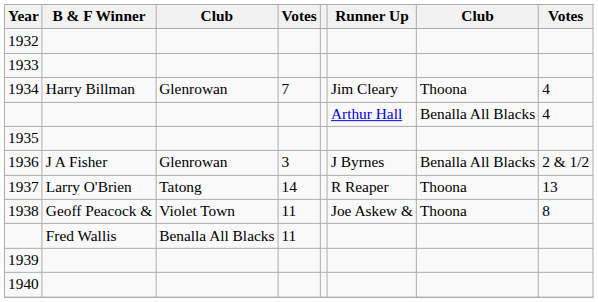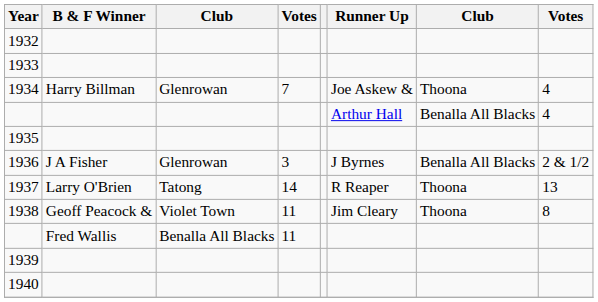(364, 89) Jim Cleary -> (372, 89) Joe Askew &
(372, 211) Joe Askew & -> (364, 211) Jim Cleary
